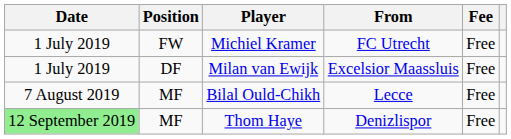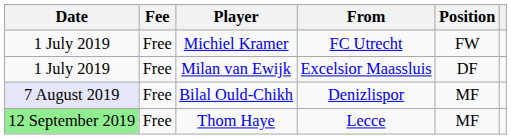columns swapped: (171, 17) <-> (481, 17)
(72, 95) no background -> (72, 95) lavender background
(393, 95) Lecce -> (366, 95) Denizlispor
(393, 120) Denizlispor -> (366, 120) Lecce
